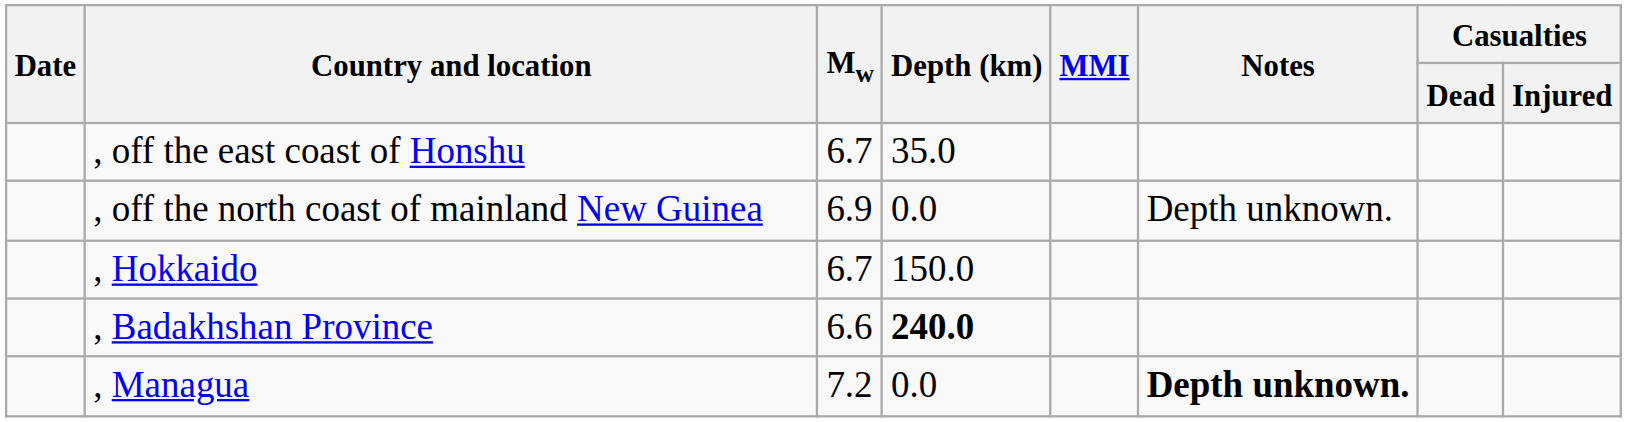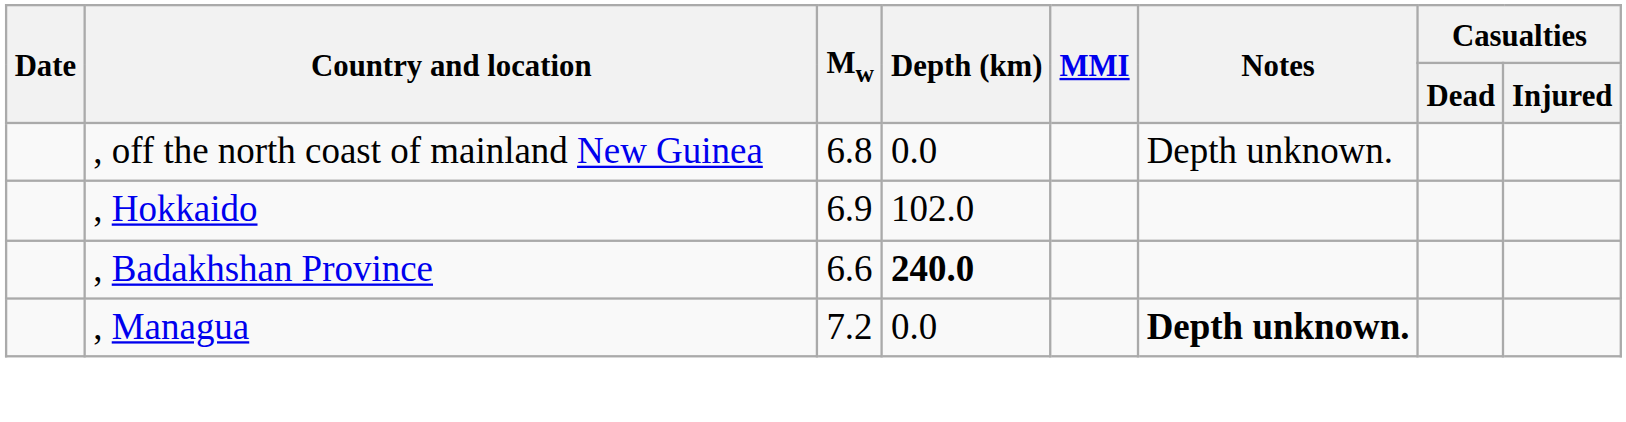- row: (309, 151)
(849, 209) 6.9 -> (849, 151) 6.8
(849, 268) 6.7 -> (849, 209) 6.9
(933, 268) 150.0 -> (933, 209) 102.0
